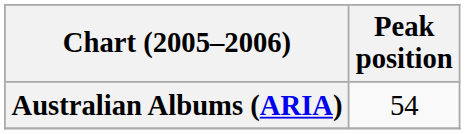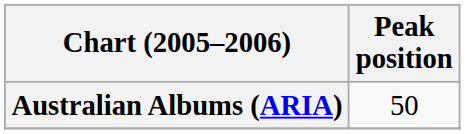(404, 104) 54 -> (404, 104) 50
